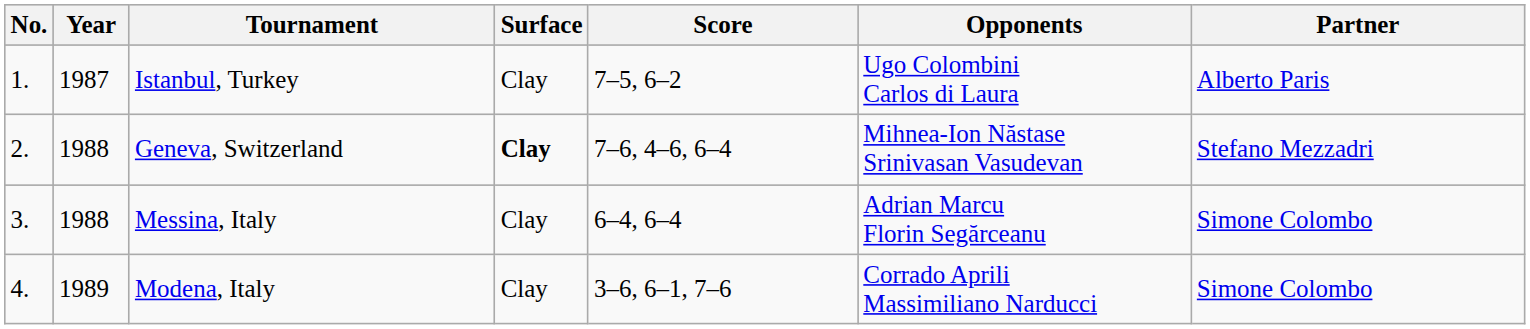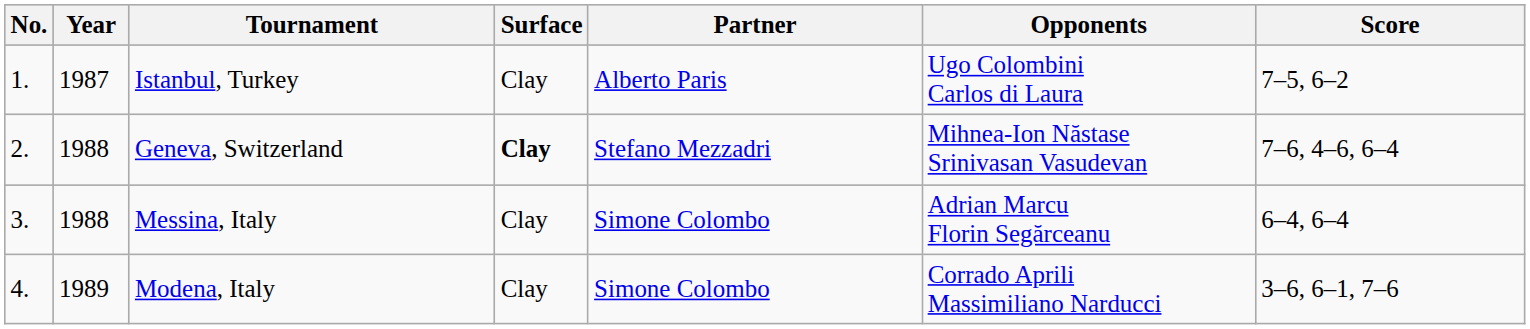columns swapped: (1358, 24) <-> (723, 24)
